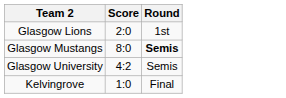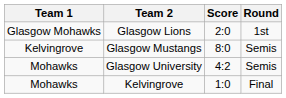+ column: (54, 13)
(162, 48) bold -> (261, 48) normal
